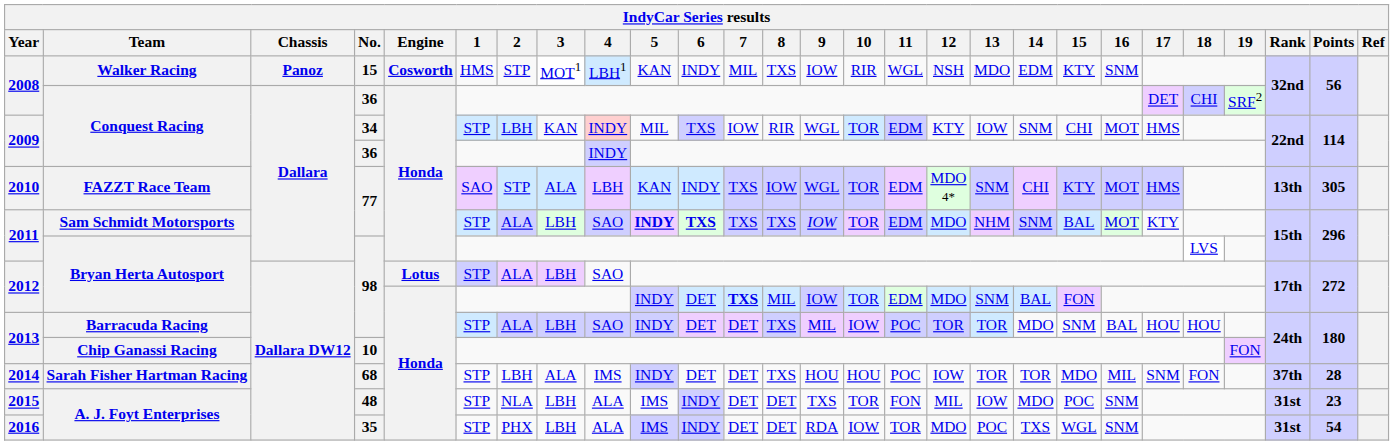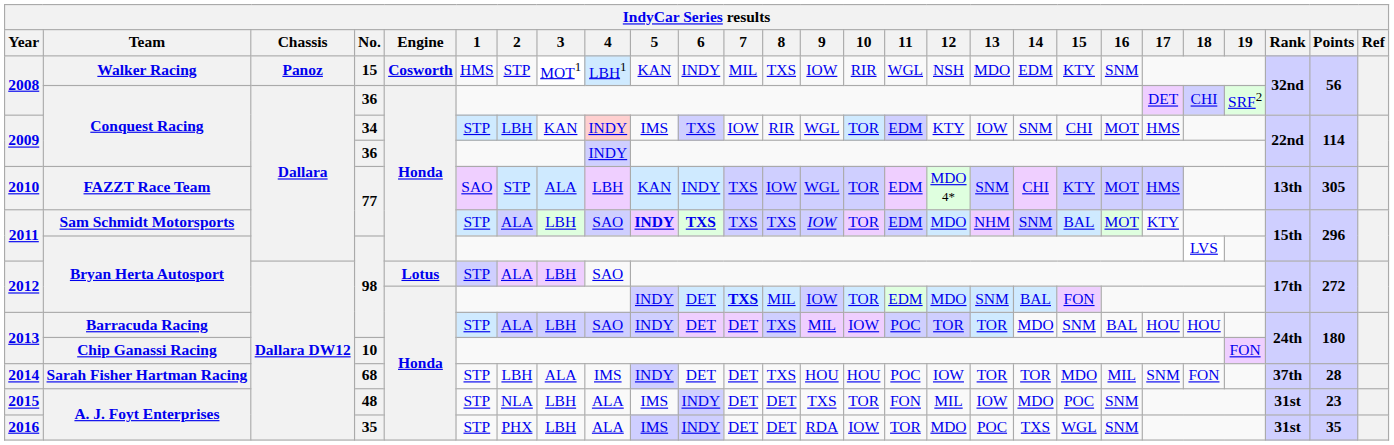(654, 127) MIL -> (654, 127) IMS
(1334, 426) 54 -> (1334, 426) 35
